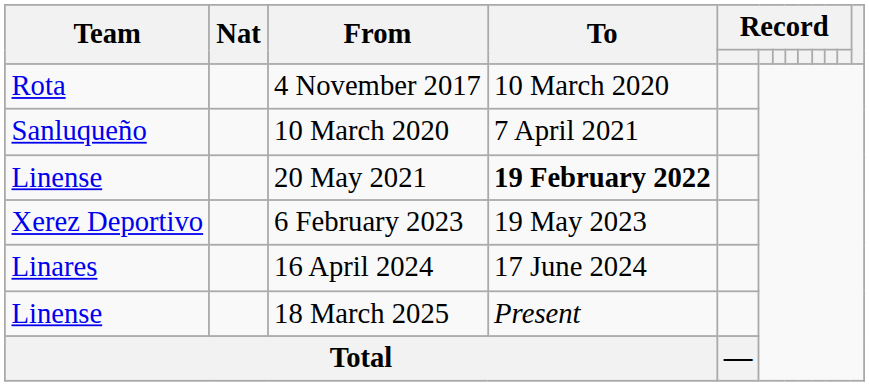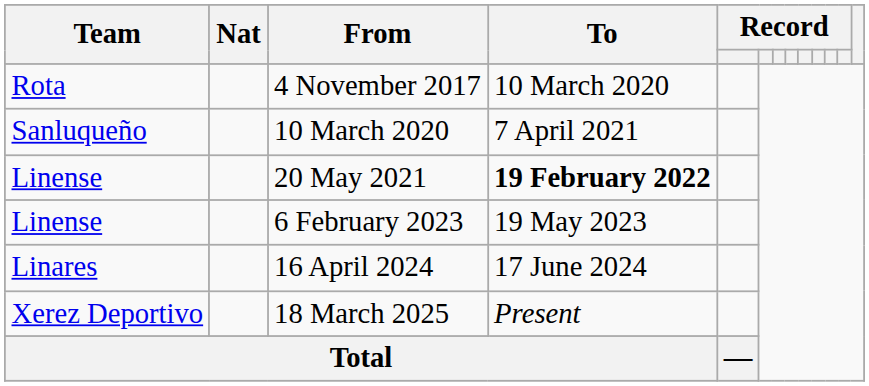(107, 222) Xerez Deportivo -> (57, 222) Linense
(57, 312) Linense -> (107, 312) Xerez Deportivo
